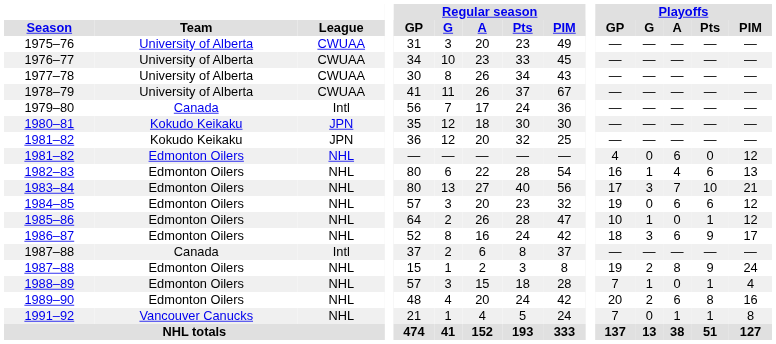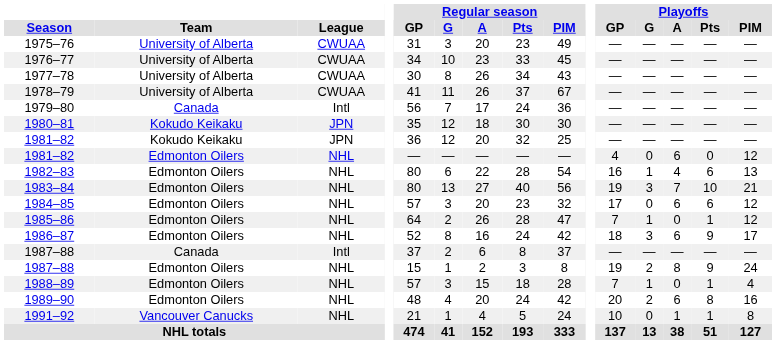(615, 188) 17 -> (615, 188) 19
(615, 204) 19 -> (615, 204) 17
(615, 220) 10 -> (615, 220) 7
(615, 316) 7 -> (615, 316) 10
